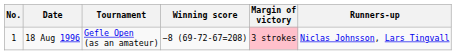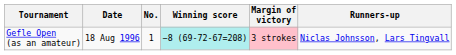columns swapped: (14, 16) <-> (121, 16)
(205, 39) no background -> (205, 39) paleturquoise background
